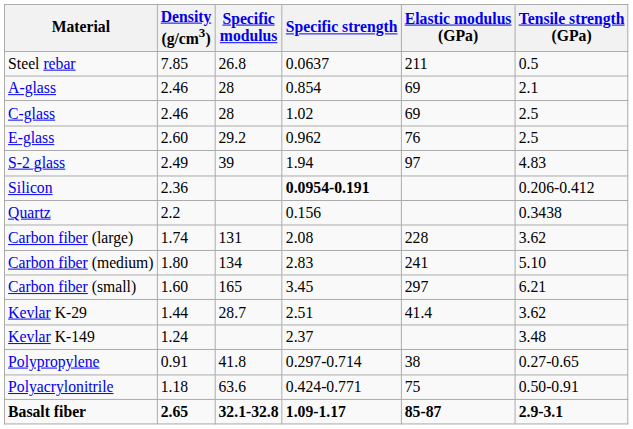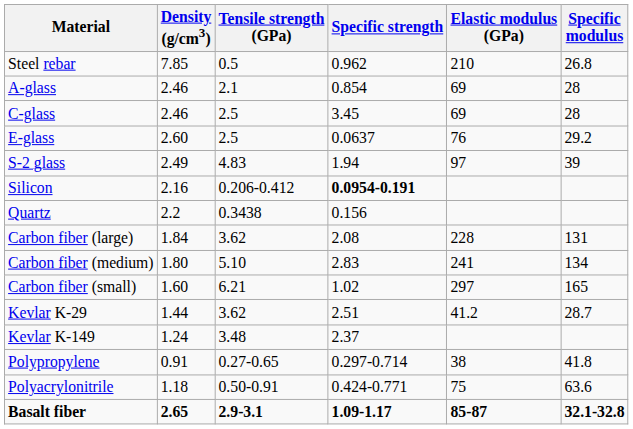columns swapped: (572, 27) <-> (249, 27)
(307, 63) 0.0637 -> (349, 63) 0.962
(416, 63) 211 -> (462, 63) 210
(300, 113) 1.02 -> (345, 113) 3.45
(303, 138) 0.962 -> (353, 138) 0.0637
(174, 188) 2.36 -> (174, 188) 2.16
(174, 237) 1.74 -> (174, 237) 1.84
(300, 287) 3.45 -> (345, 287) 1.02
(418, 312) 41.4 -> (464, 312) 41.2
